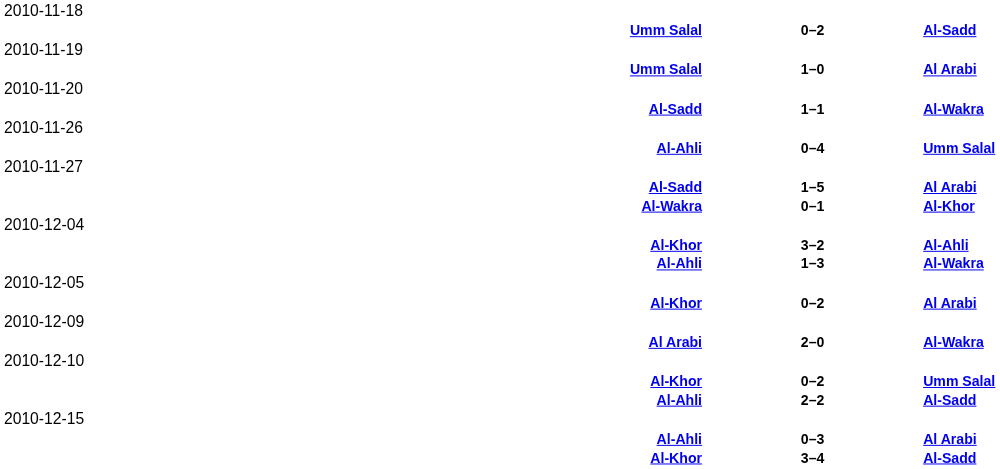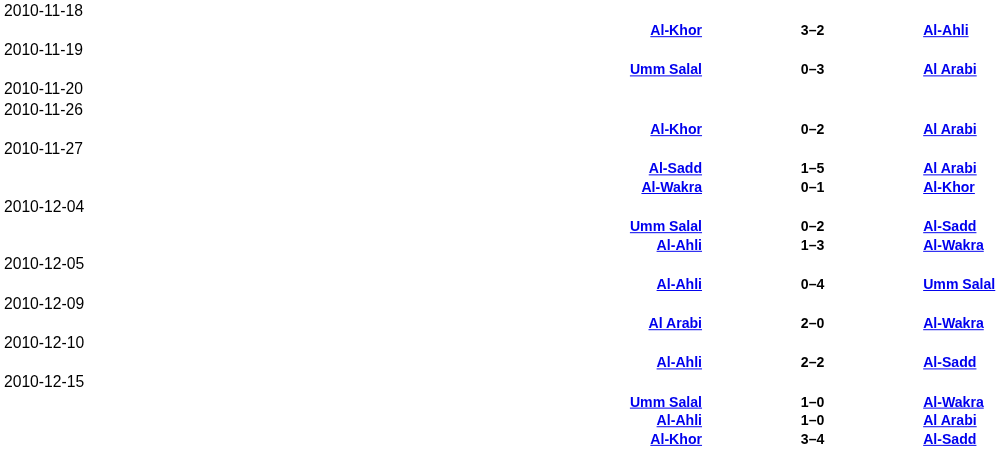rows swapped: (676, 245) <-> (666, 30)
(813, 70) 1–0 -> (813, 70) 0–3
- row: (675, 109)
rows swapped: (679, 148) <-> (676, 303)
- row: (676, 381)
+ row: (666, 402)
(813, 439) 0–3 -> (813, 420) 1–0
